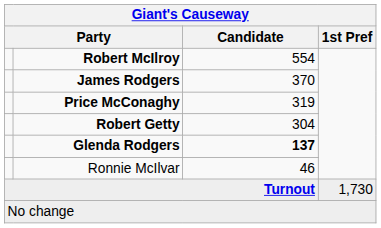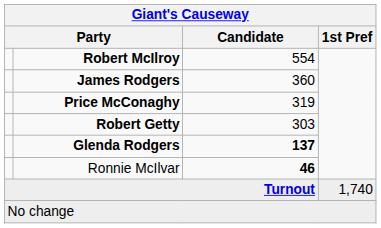(303, 80) 370 -> (303, 80) 360
(303, 124) 304 -> (303, 124) 303
(307, 168) normal -> (307, 168) bold
(356, 189) 1,730 -> (356, 189) 1,740
